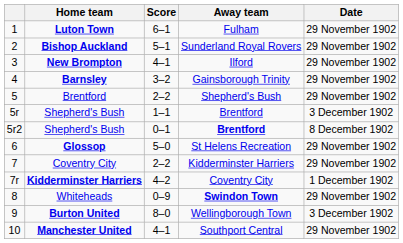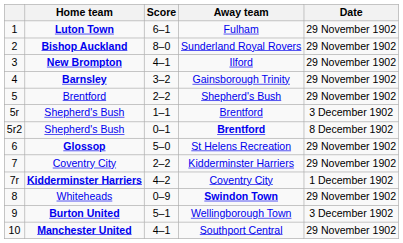(161, 46) 5–1 -> (161, 46) 8–0
(161, 213) 8–0 -> (161, 213) 5–1
